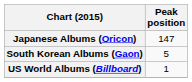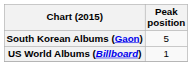- row: (75, 38)
